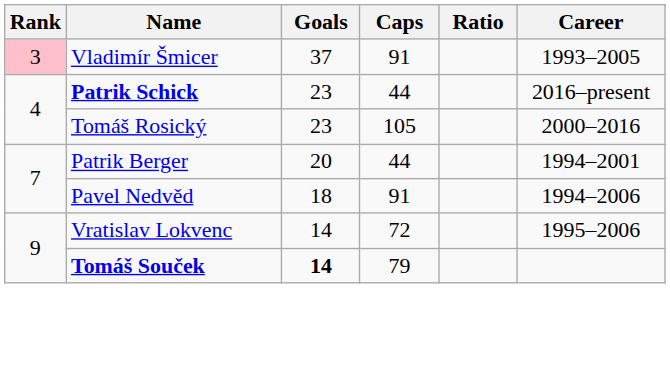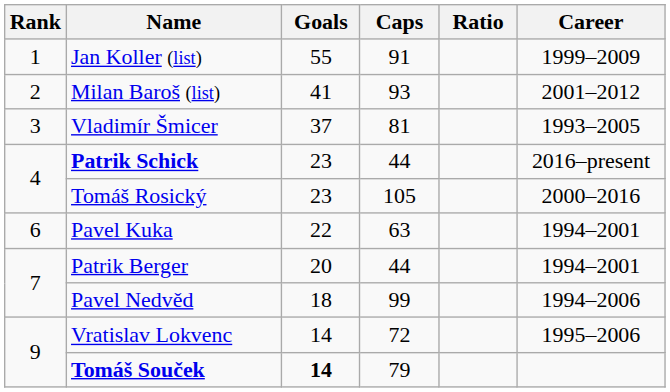+ row: (136, 56)
+ row: (146, 91)
(35, 56) pink background -> (35, 126) no background
(399, 56) 91 -> (399, 126) 81
+ row: (122, 230)
(399, 195) 91 -> (399, 299) 99
